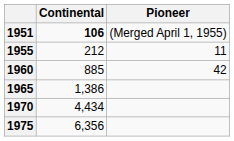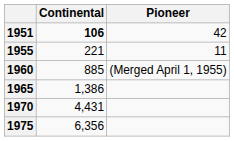(168, 32) (Merged April 1, 1955) -> (220, 32) 42
(94, 51) 212 -> (94, 51) 221
(220, 70) 42 -> (168, 70) (Merged April 1, 1955)
(89, 107) 4,434 -> (89, 107) 4,431
